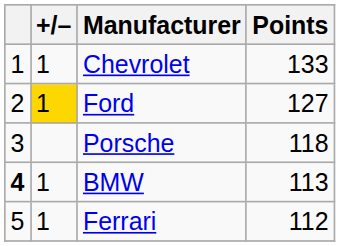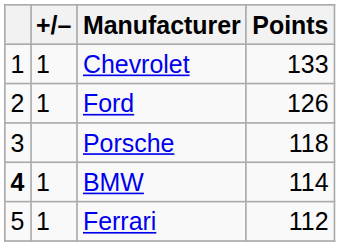(43, 104) gold background -> (43, 104) no background
(308, 104) 127 -> (308, 104) 126
(309, 183) 113 -> (309, 183) 114
